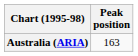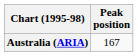(112, 42) 163 -> (112, 42) 167
